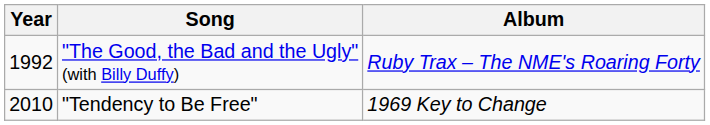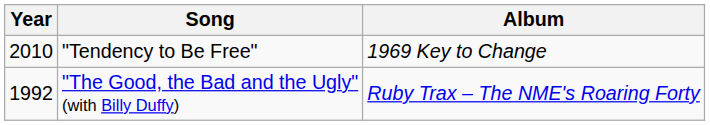rows swapped: (210, 62) <-> (160, 104)
